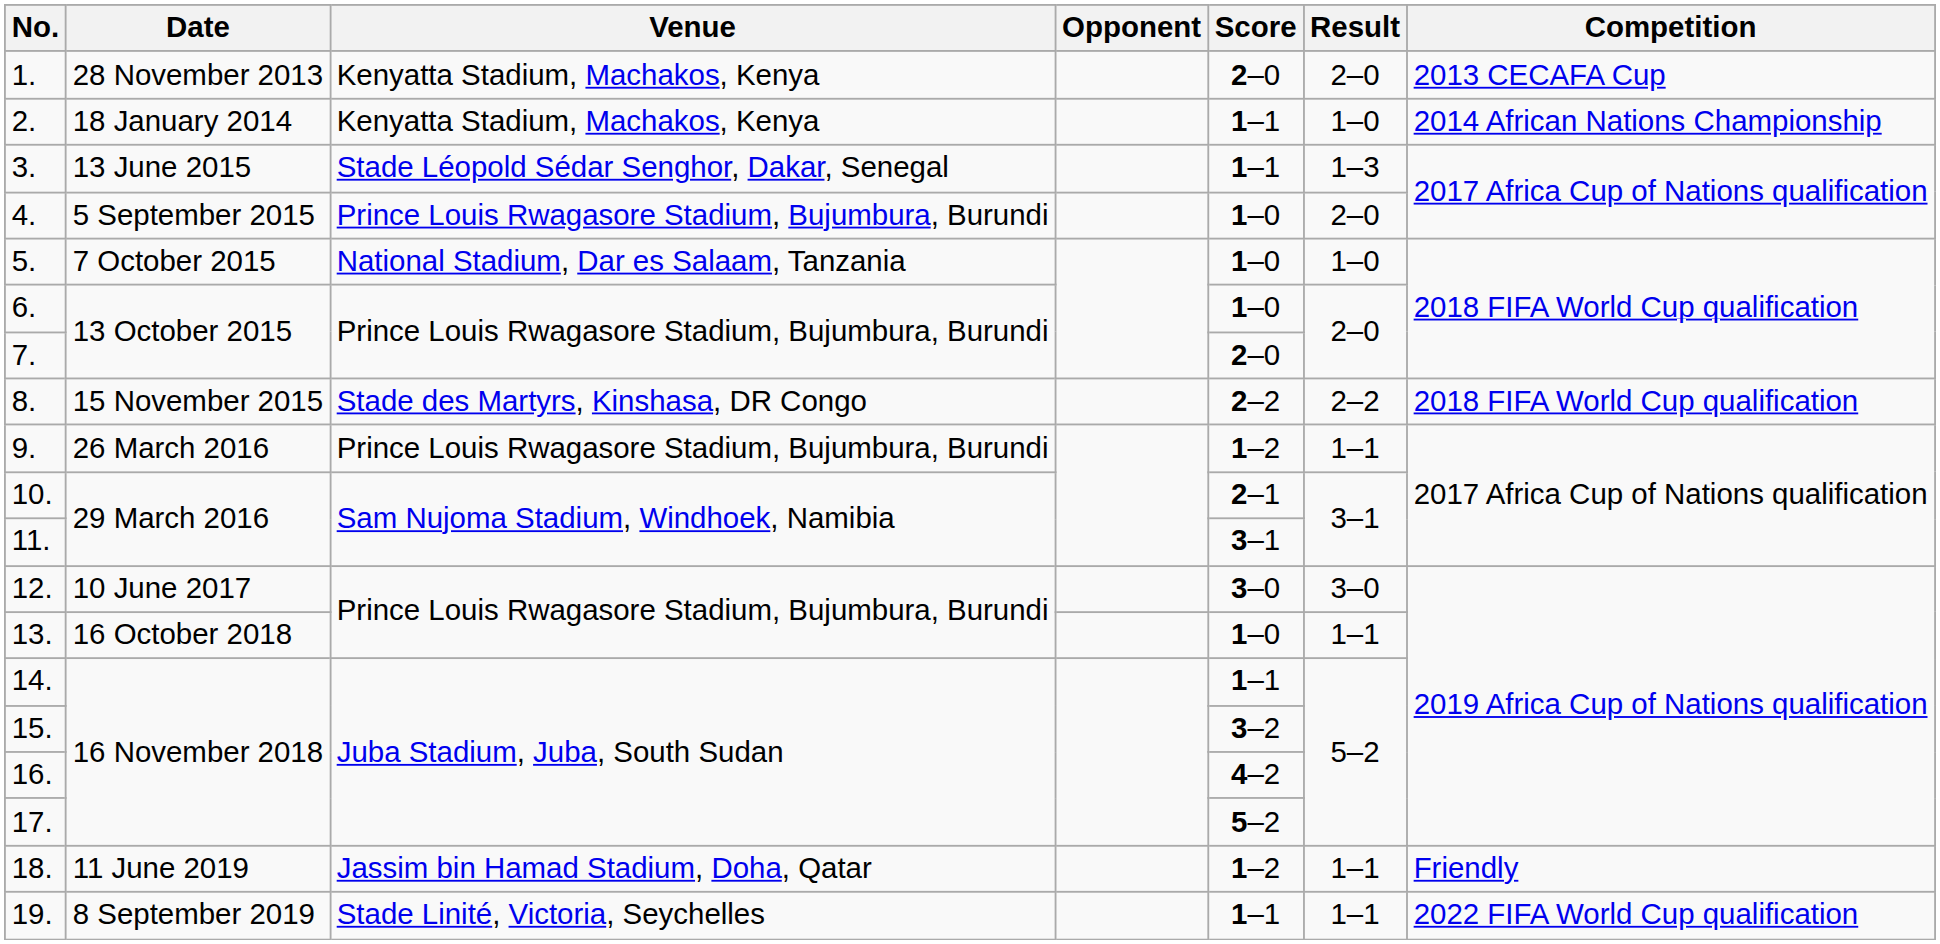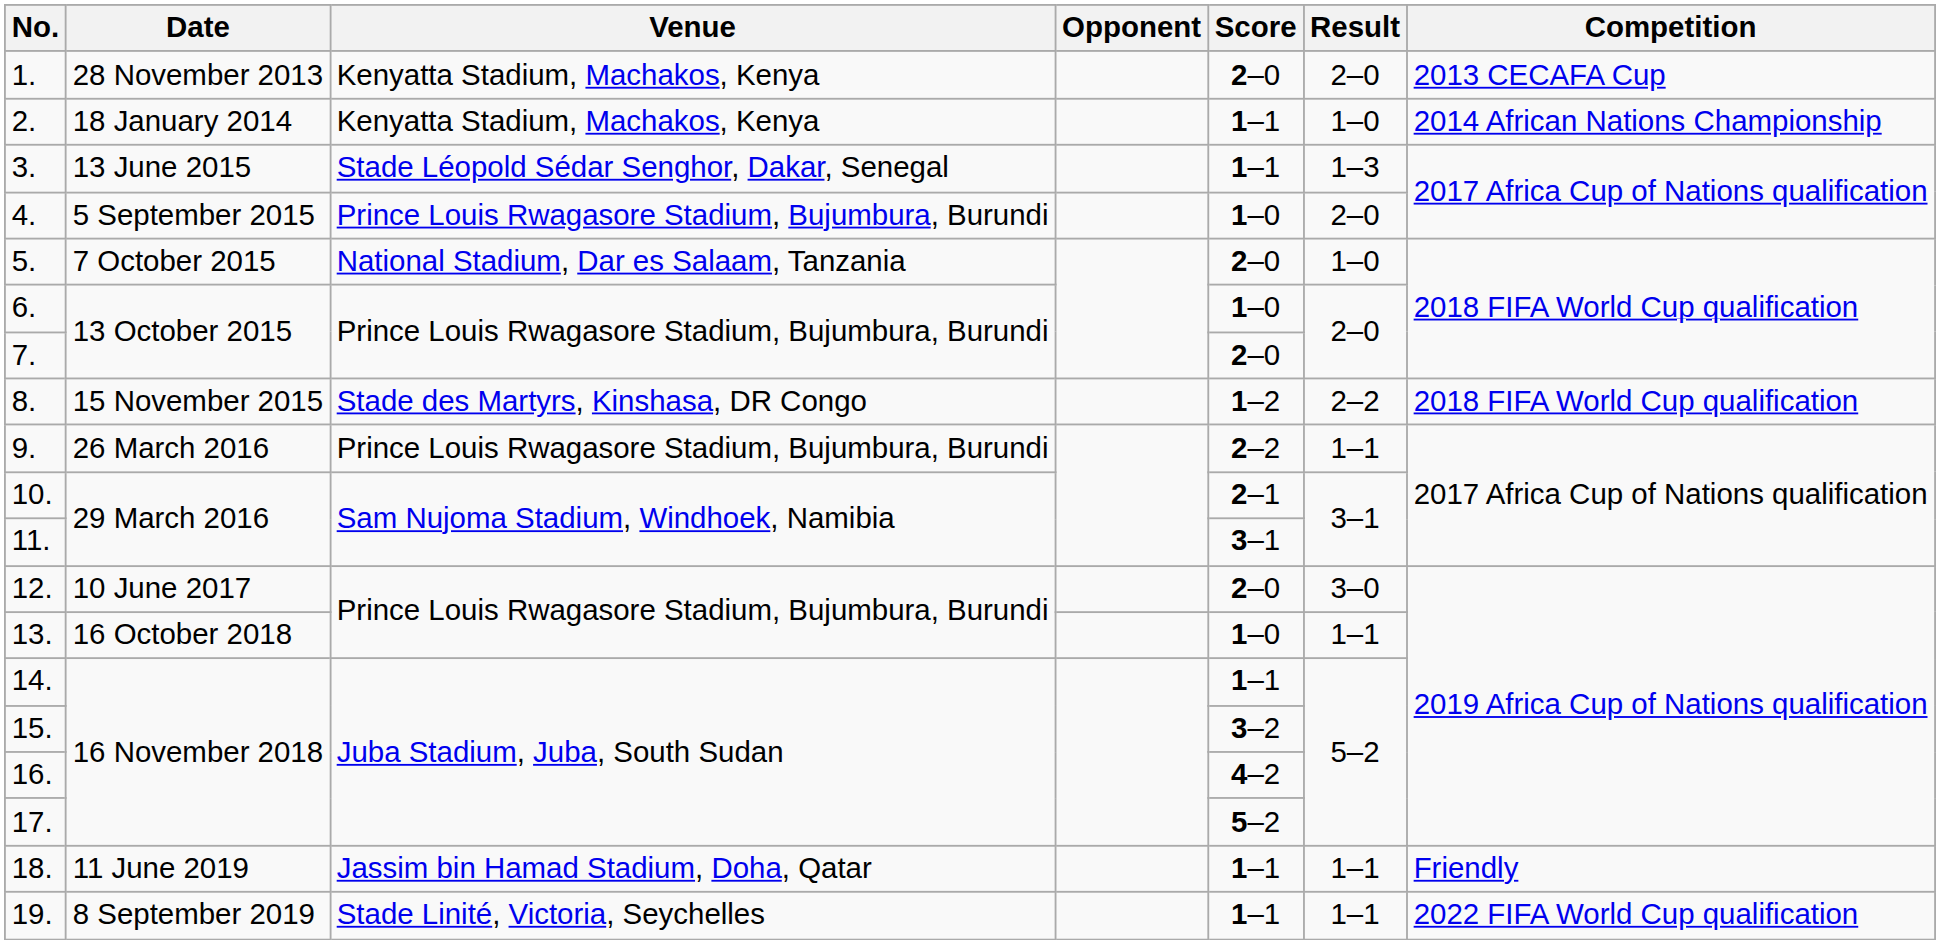(1256, 261) 1–0 -> (1256, 261) 2–0
(1256, 401) 2–2 -> (1256, 401) 1–2
(1256, 448) 1–2 -> (1256, 448) 2–2
(1256, 588) 3–0 -> (1256, 588) 2–0
(1256, 868) 1–2 -> (1256, 868) 1–1
